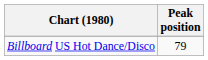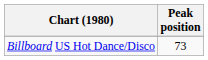(181, 45) 79 -> (181, 45) 73
